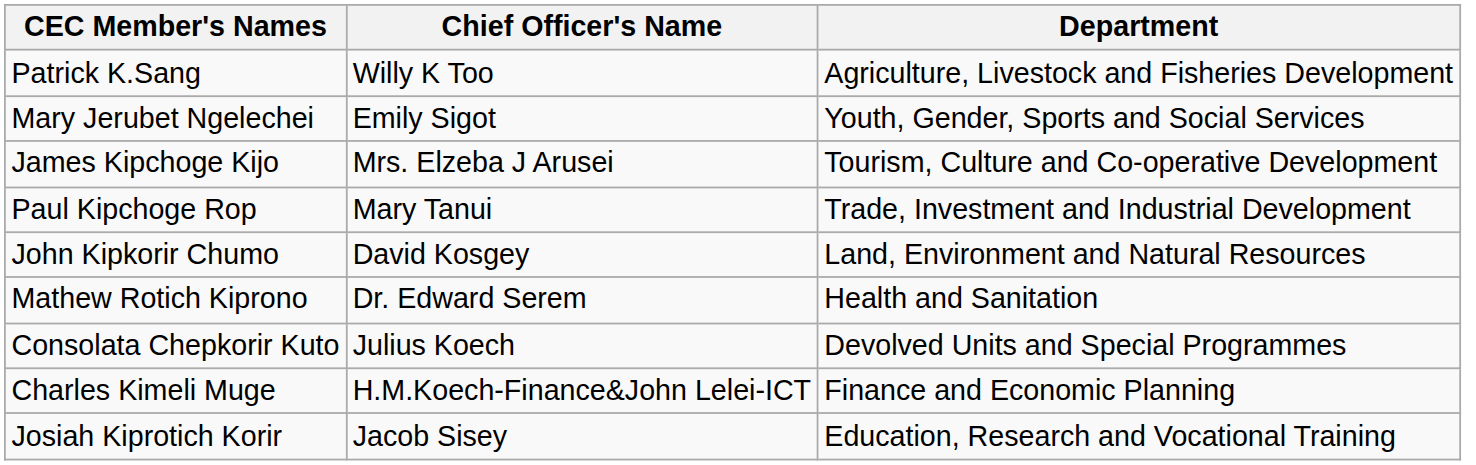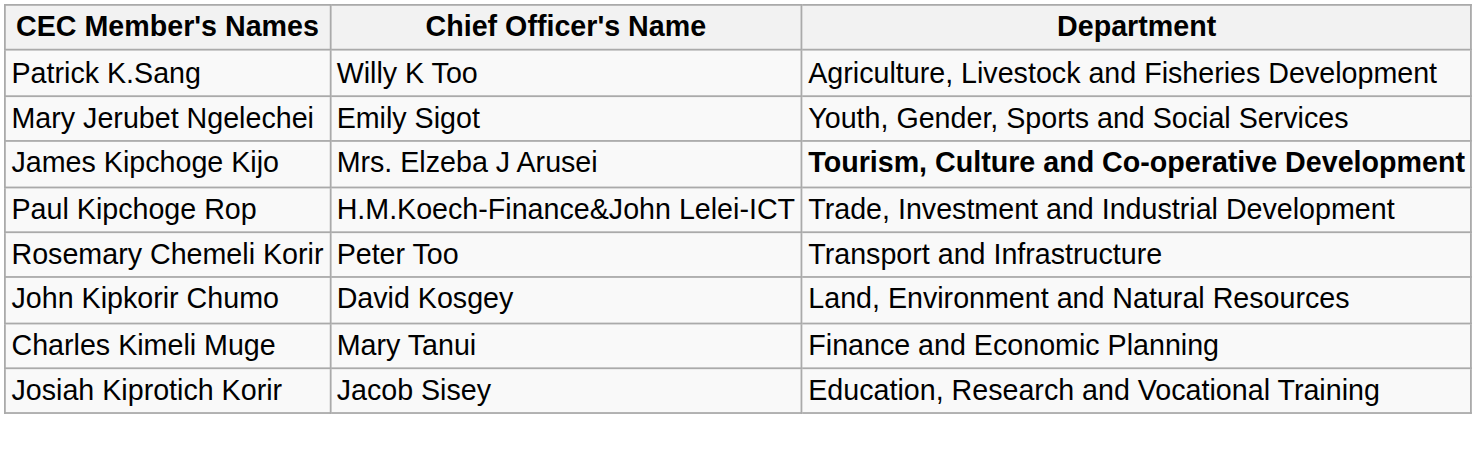(1131, 163) normal -> (1137, 163) bold
(422, 208) Mary Tanui -> (566, 208) H.M.Koech-Finance&John Lelei-ICT
+ row: (167, 254)
- row: (160, 299)
- row: (175, 345)
(582, 390) H.M.Koech-Finance&John Lelei-ICT -> (406, 345) Mary Tanui
